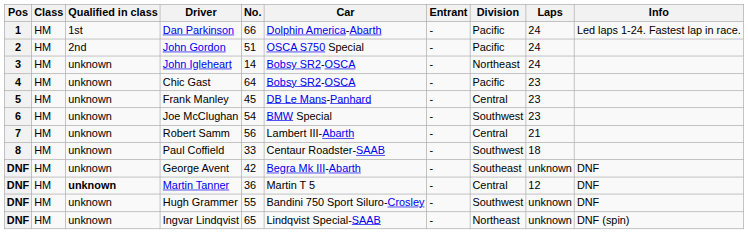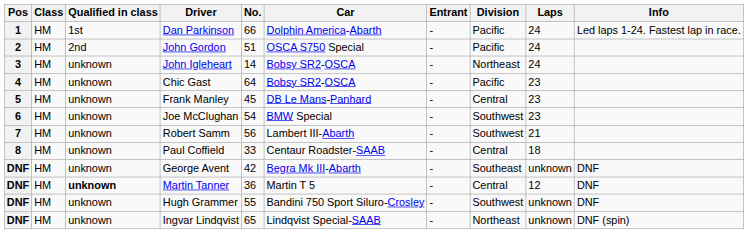(490, 133) Central -> (498, 133) Southwest
(498, 151) Southwest -> (490, 151) Central
